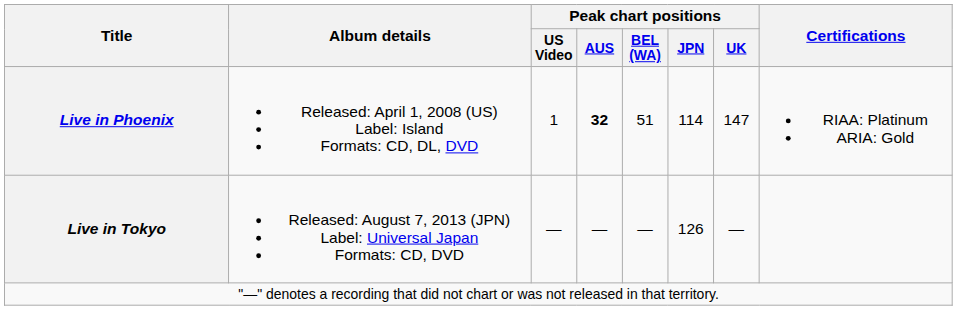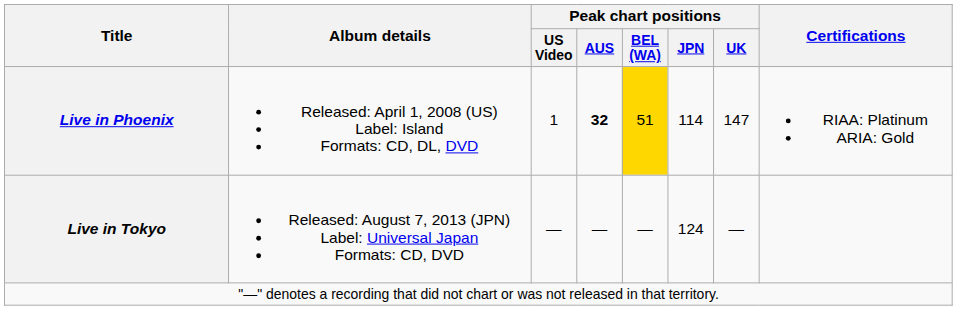(645, 120) no background -> (645, 120) gold background
(691, 228) 126 -> (691, 228) 124
